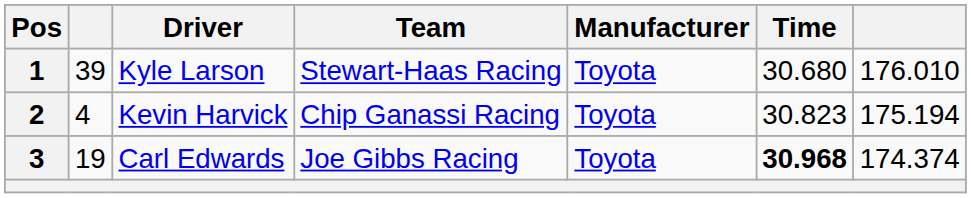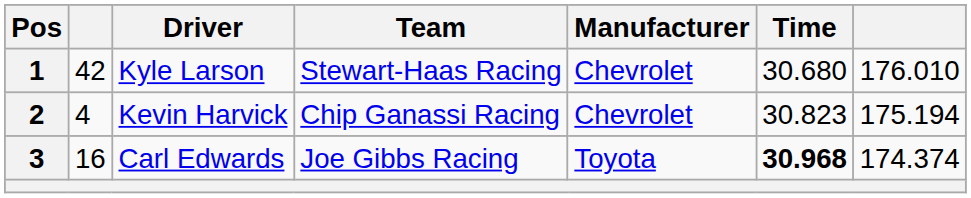(90, 71) 39 -> (90, 71) 42
(615, 71) Toyota -> (634, 71) Chevrolet
(615, 115) Toyota -> (634, 115) Chevrolet
(90, 158) 19 -> (90, 158) 16
